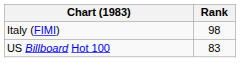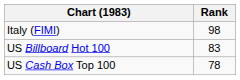+ row: (61, 65)
